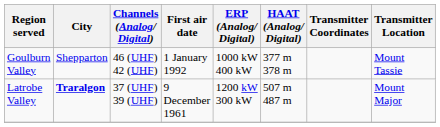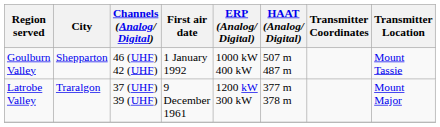(277, 63) 377 m 378 m -> (277, 63) 507 m 487 m
(80, 87) bold -> (78, 87) normal
(277, 94) 507 m 487 m -> (277, 94) 377 m 378 m
